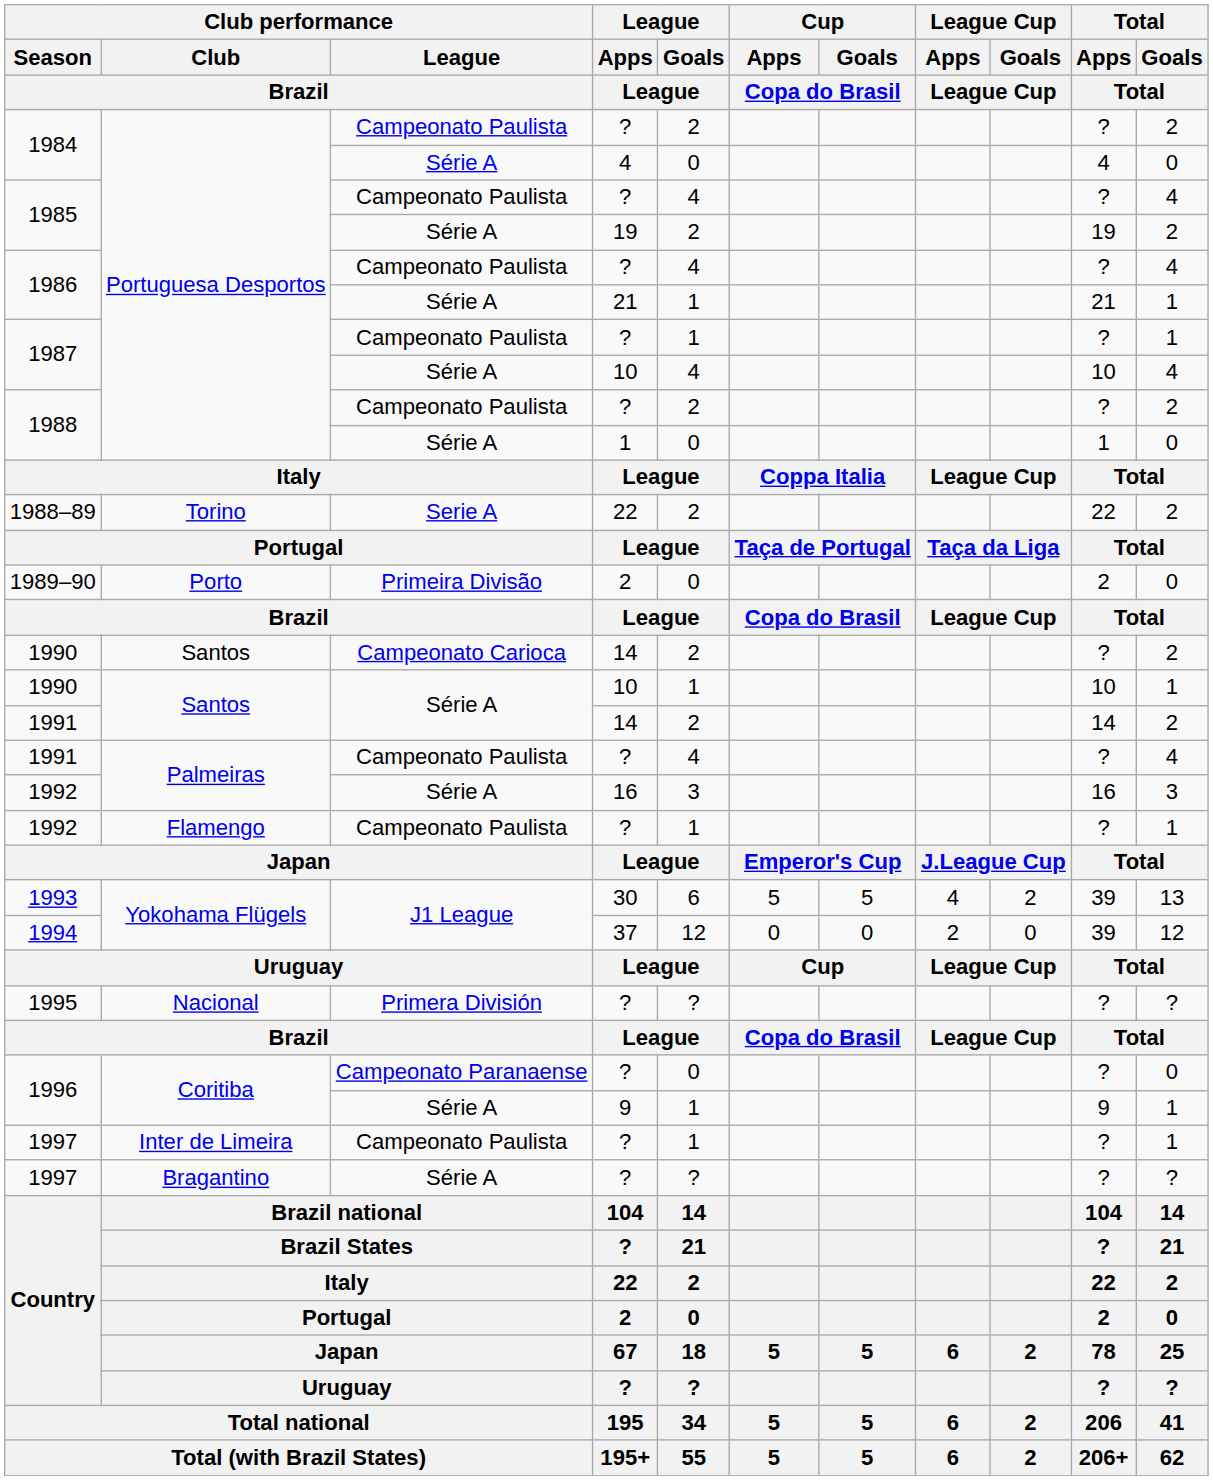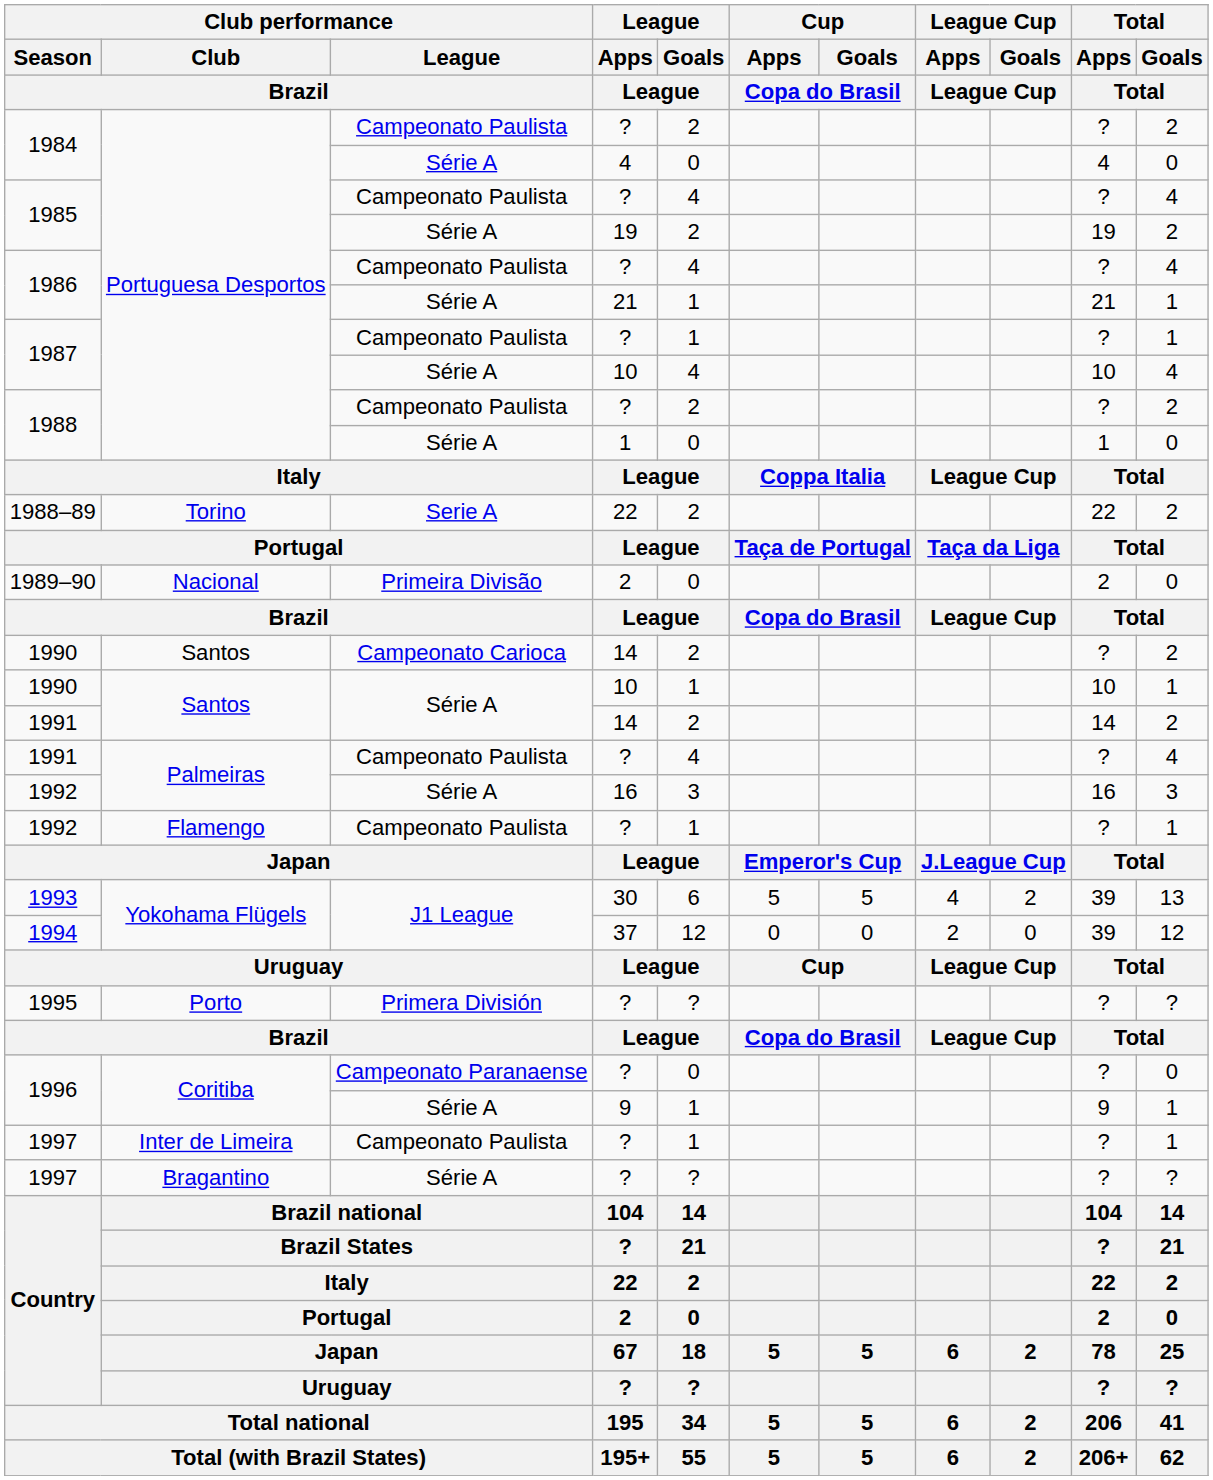(216, 582) Porto -> (216, 582) Nacional
(216, 1002) Nacional -> (216, 1002) Porto
